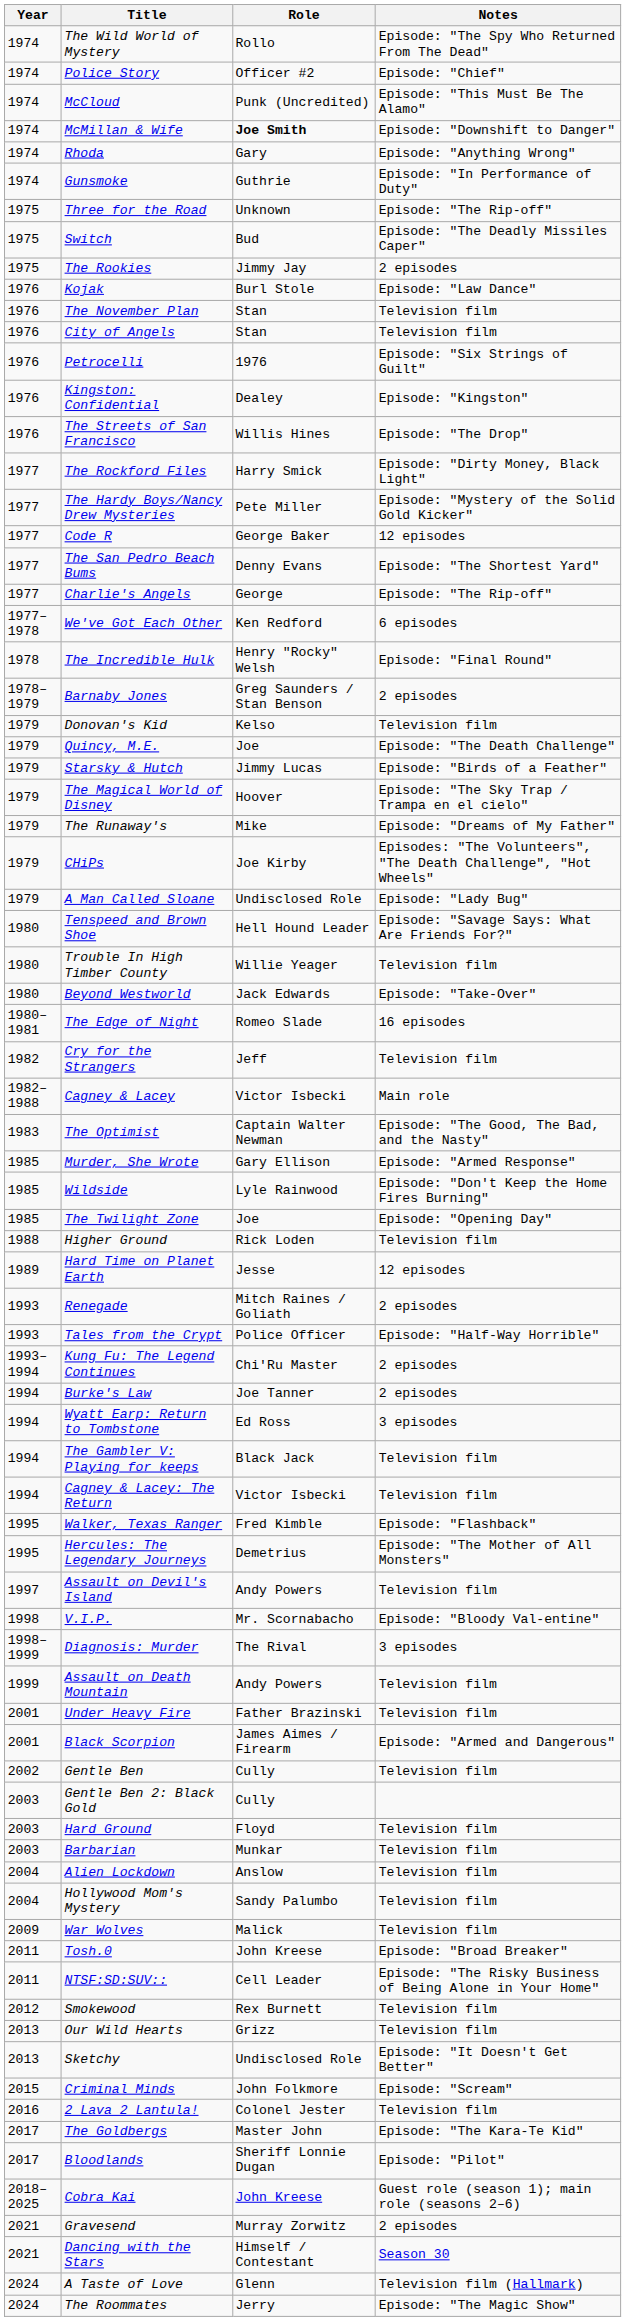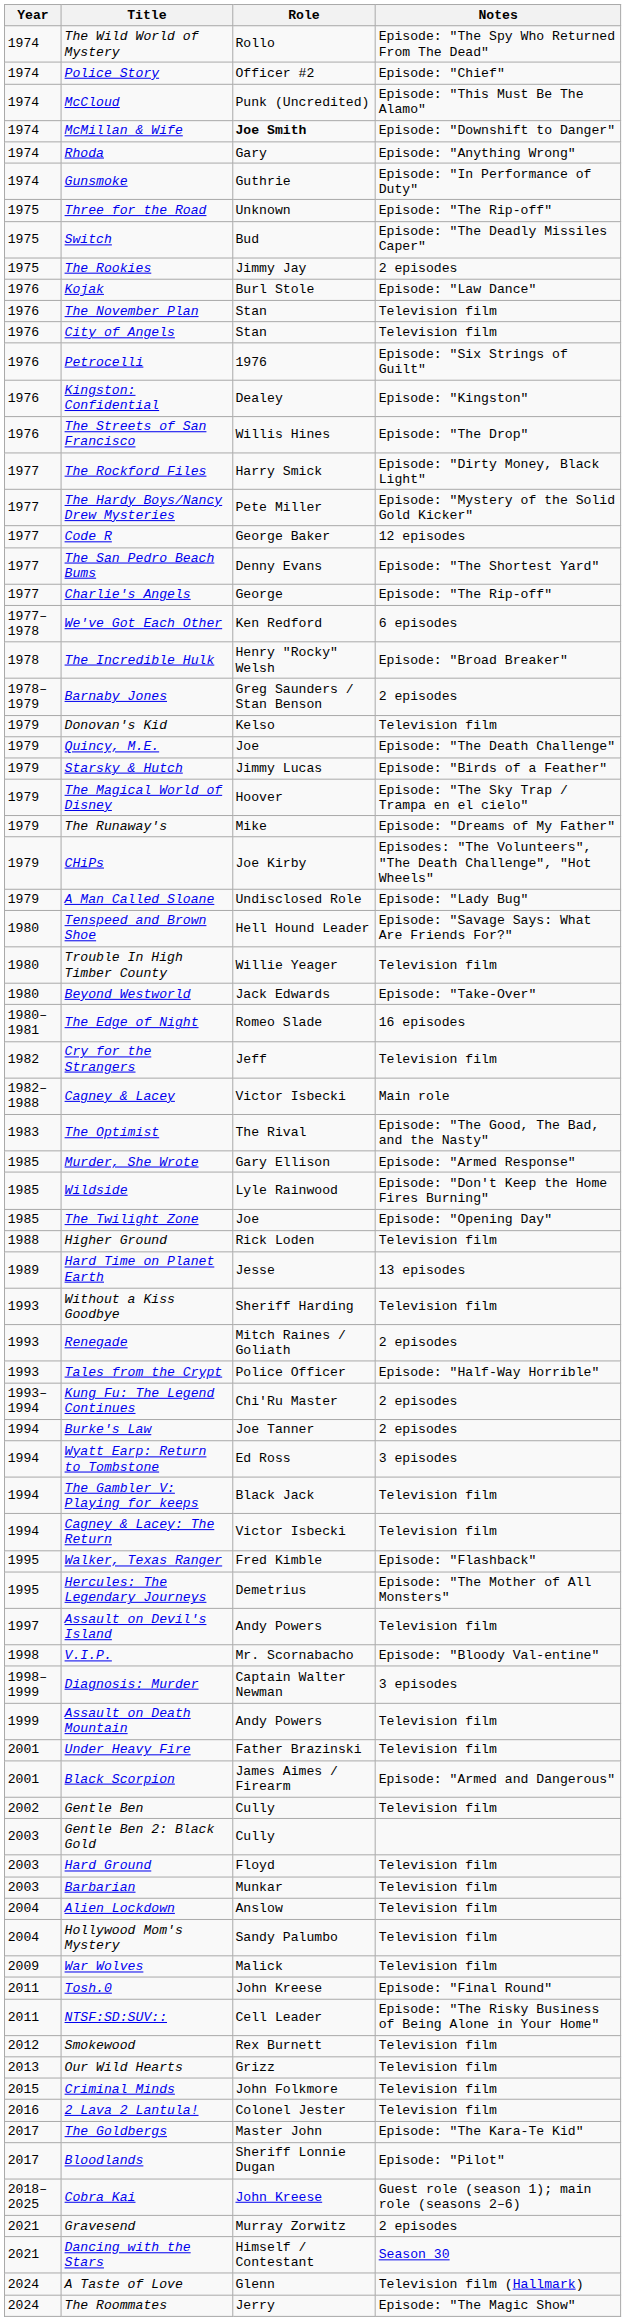(465, 660) Episode: "Final Round" -> (473, 660) Episode: "Broad Breaker"
(291, 1133) Captain Walter Newman -> (271, 1133) The Rival
(422, 1270) 12 episodes -> (422, 1270) 13 episodes
+ row: (120, 1307)
(271, 1648) The Rival -> (291, 1685) Captain Walter Newman
(473, 1952) Episode: "Broad Breaker" -> (465, 1988) Episode: "Final Round"
- row: (92, 2060)
(446, 2089) Episode: "Scream" -> (438, 2089) Television film
